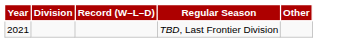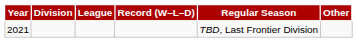+ column: (95, 12)
